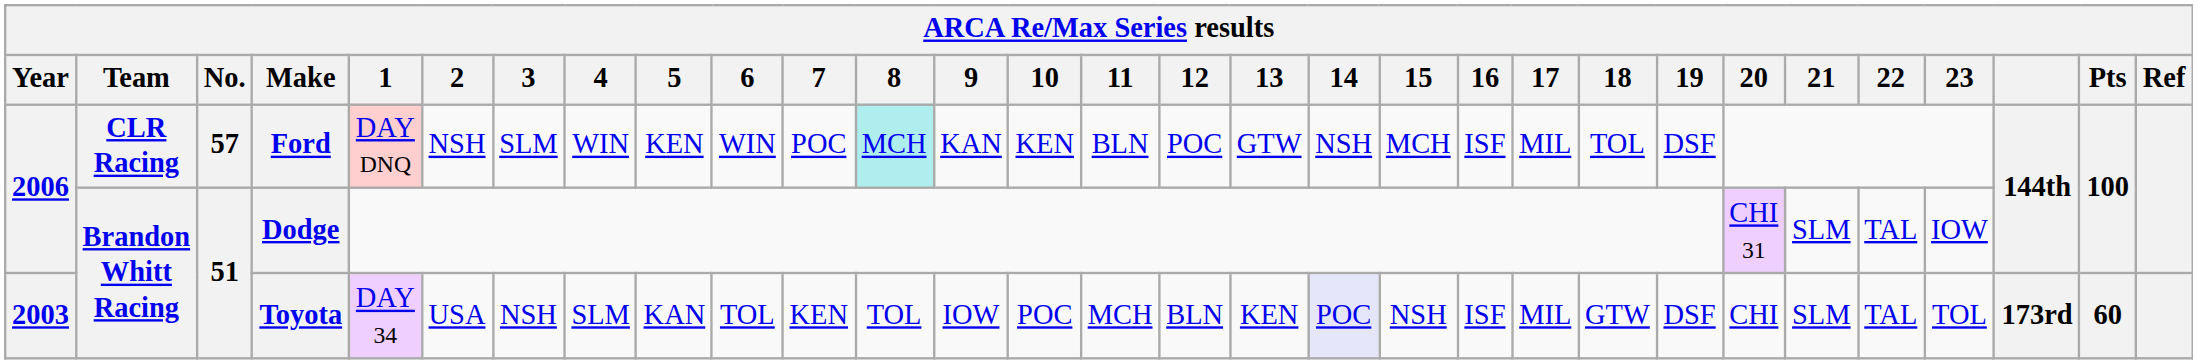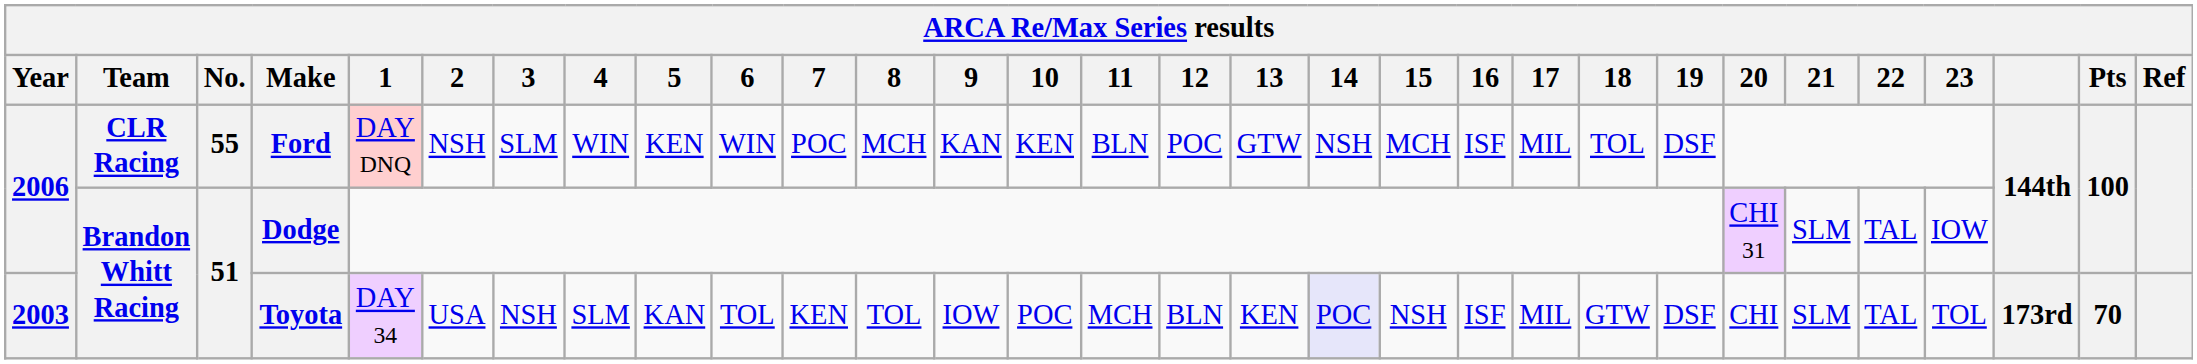(225, 145) 57 -> (225, 145) 55
(894, 145) paleturquoise background -> (894, 145) no background
(2108, 315) 60 -> (2108, 315) 70
